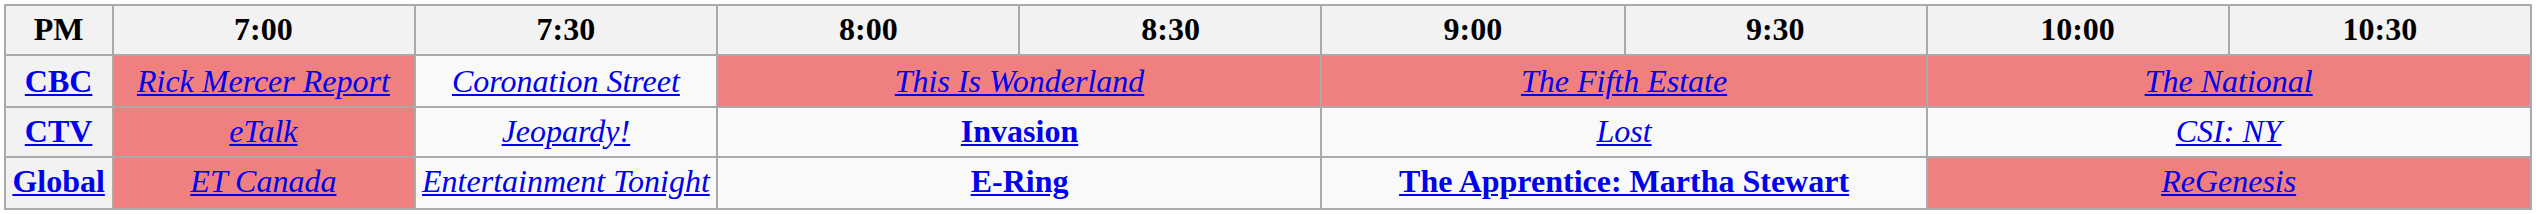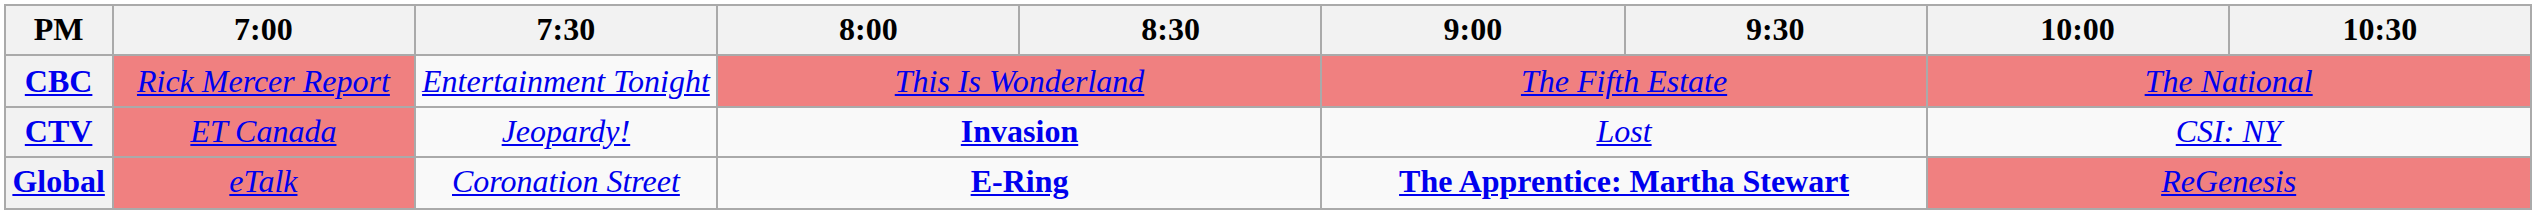(566, 80) Coronation Street -> (566, 80) Entertainment Tonight
(263, 131) eTalk -> (263, 131) ET Canada
(263, 182) ET Canada -> (263, 182) eTalk
(566, 182) Entertainment Tonight -> (566, 182) Coronation Street
